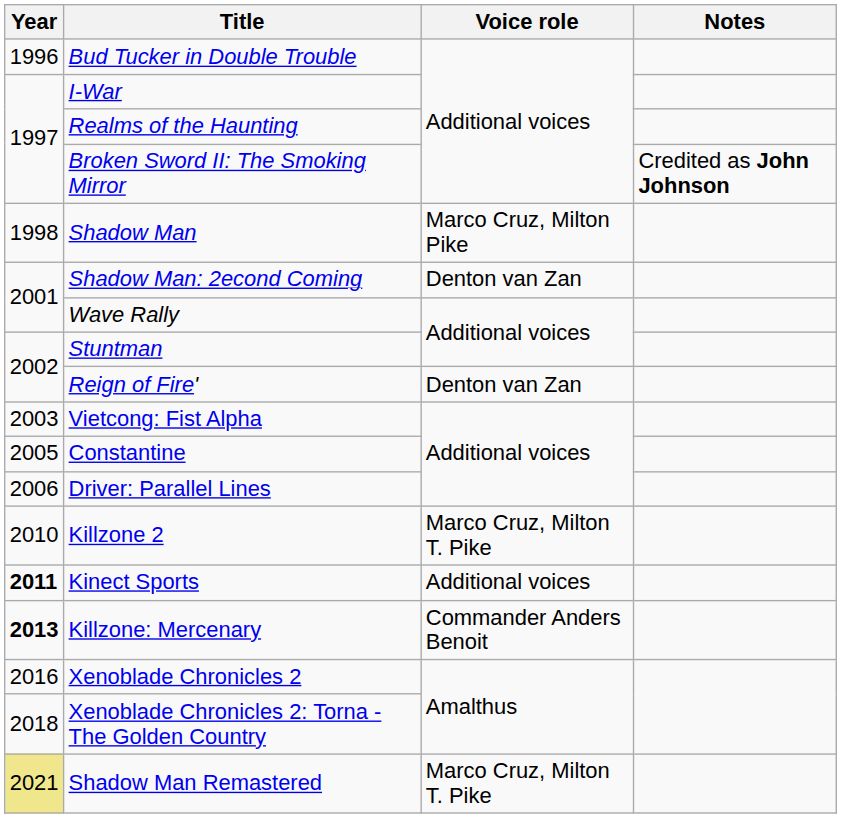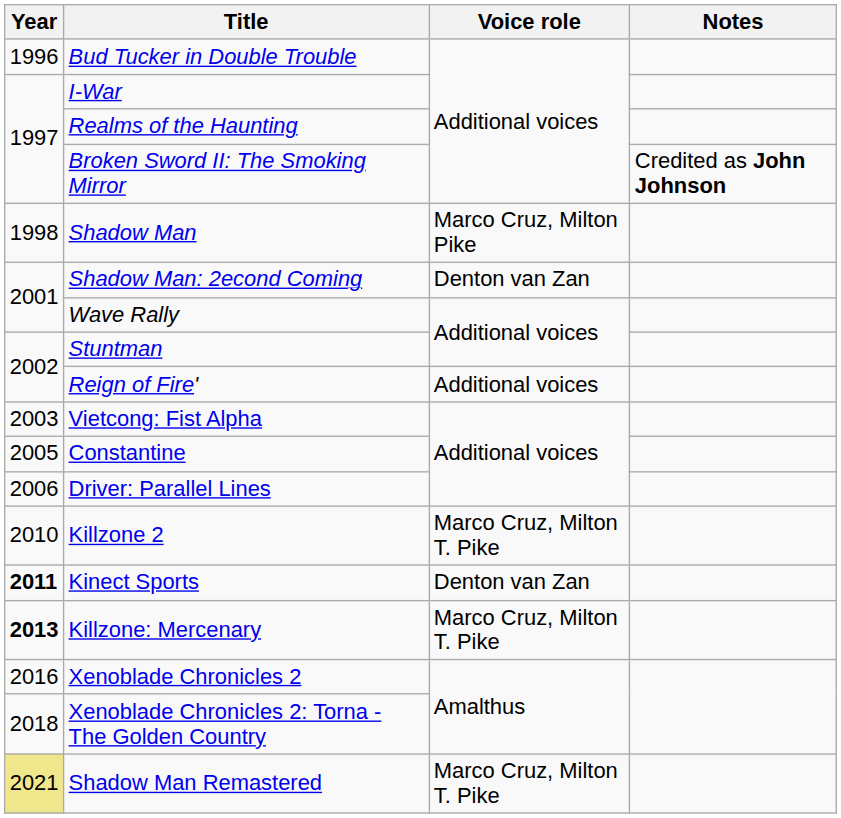(504, 384) Denton van Zan -> (516, 384) Additional voices
(508, 582) Additional voices -> (512, 582) Denton van Zan
(523, 629) Commander Anders Benoit -> (526, 629) Marco Cruz, Milton T. Pike
